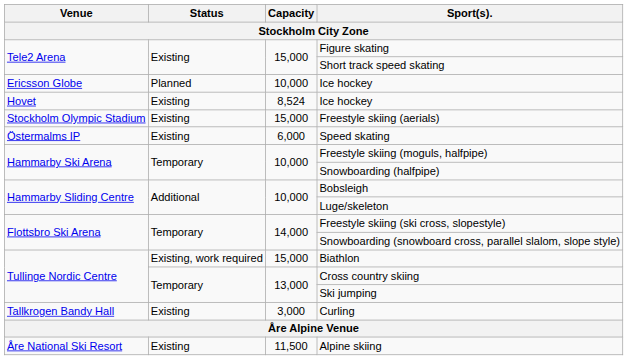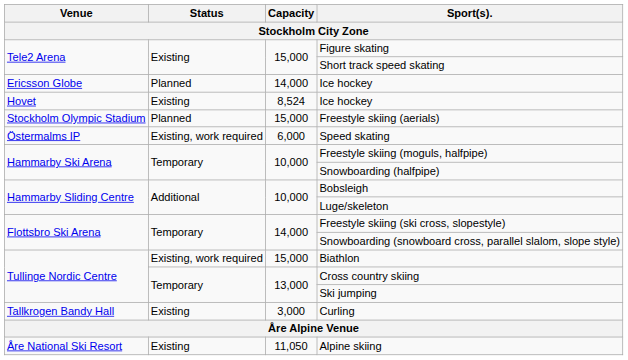(291, 84) 10,000 -> (291, 84) 14,000
(170, 119) Existing -> (171, 119) Planned
(170, 136) Existing -> (207, 136) Existing, work required
(291, 346) 11,500 -> (291, 346) 11,050
